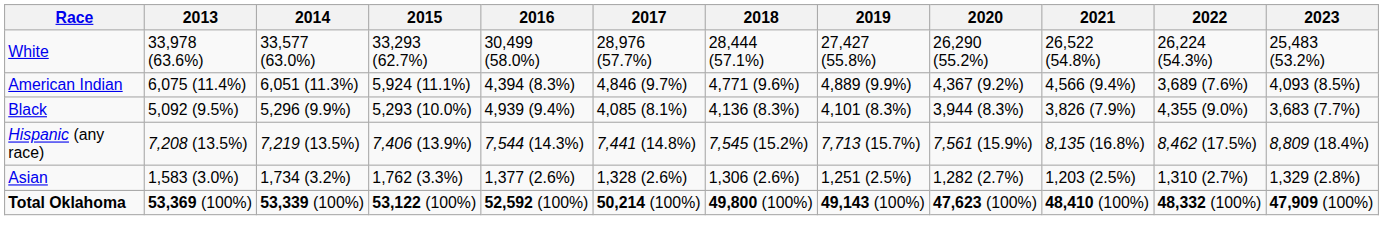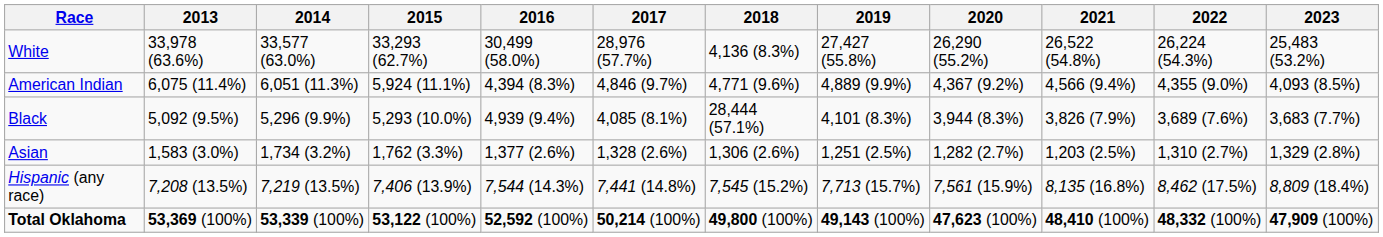(737, 51) 28,444 (57.1%) -> (754, 51) 4,136 (8.3%)
(1203, 85) 3,689 (7.6%) -> (1203, 85) 4,355 (9.0%)
(754, 110) 4,136 (8.3%) -> (737, 119) 28,444 (57.1%)
(1203, 110) 4,355 (9.0%) -> (1203, 119) 3,689 (7.6%)
rows swapped: (28, 178) <-> (56, 144)
